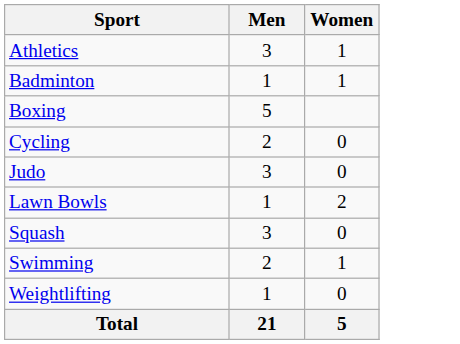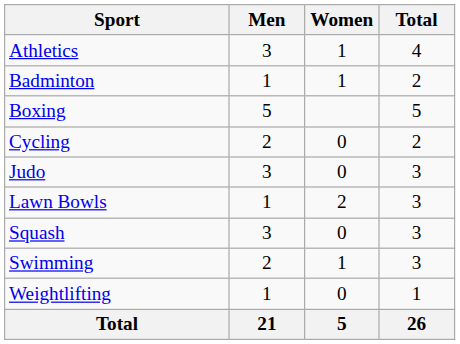+ column: (417, 19)
